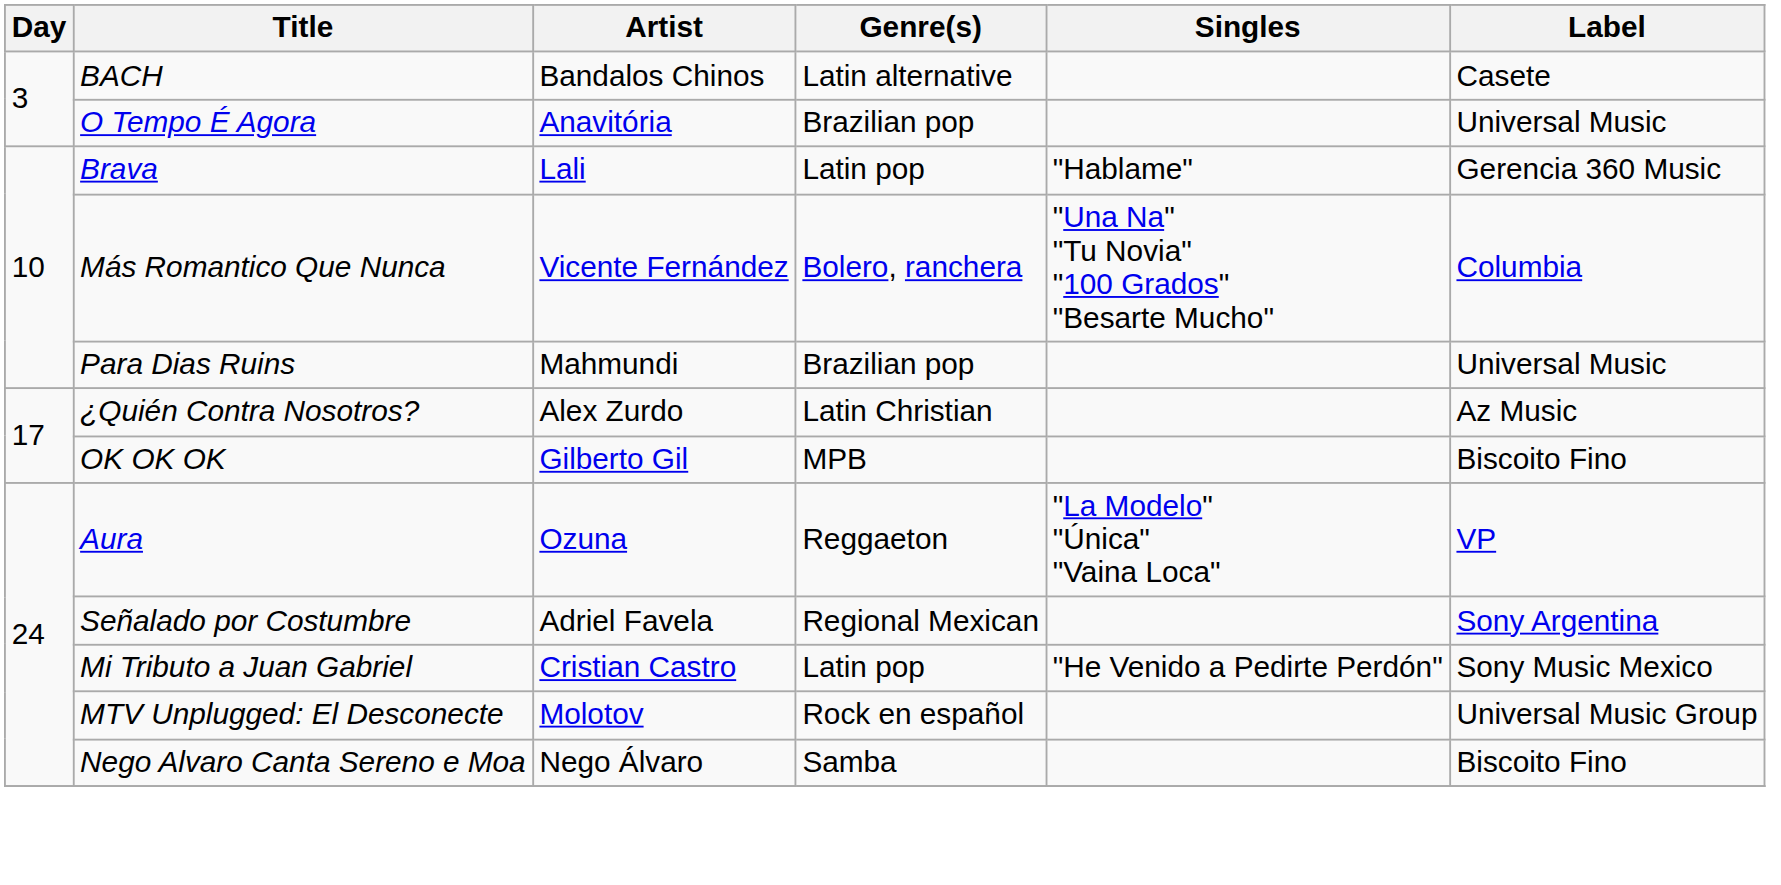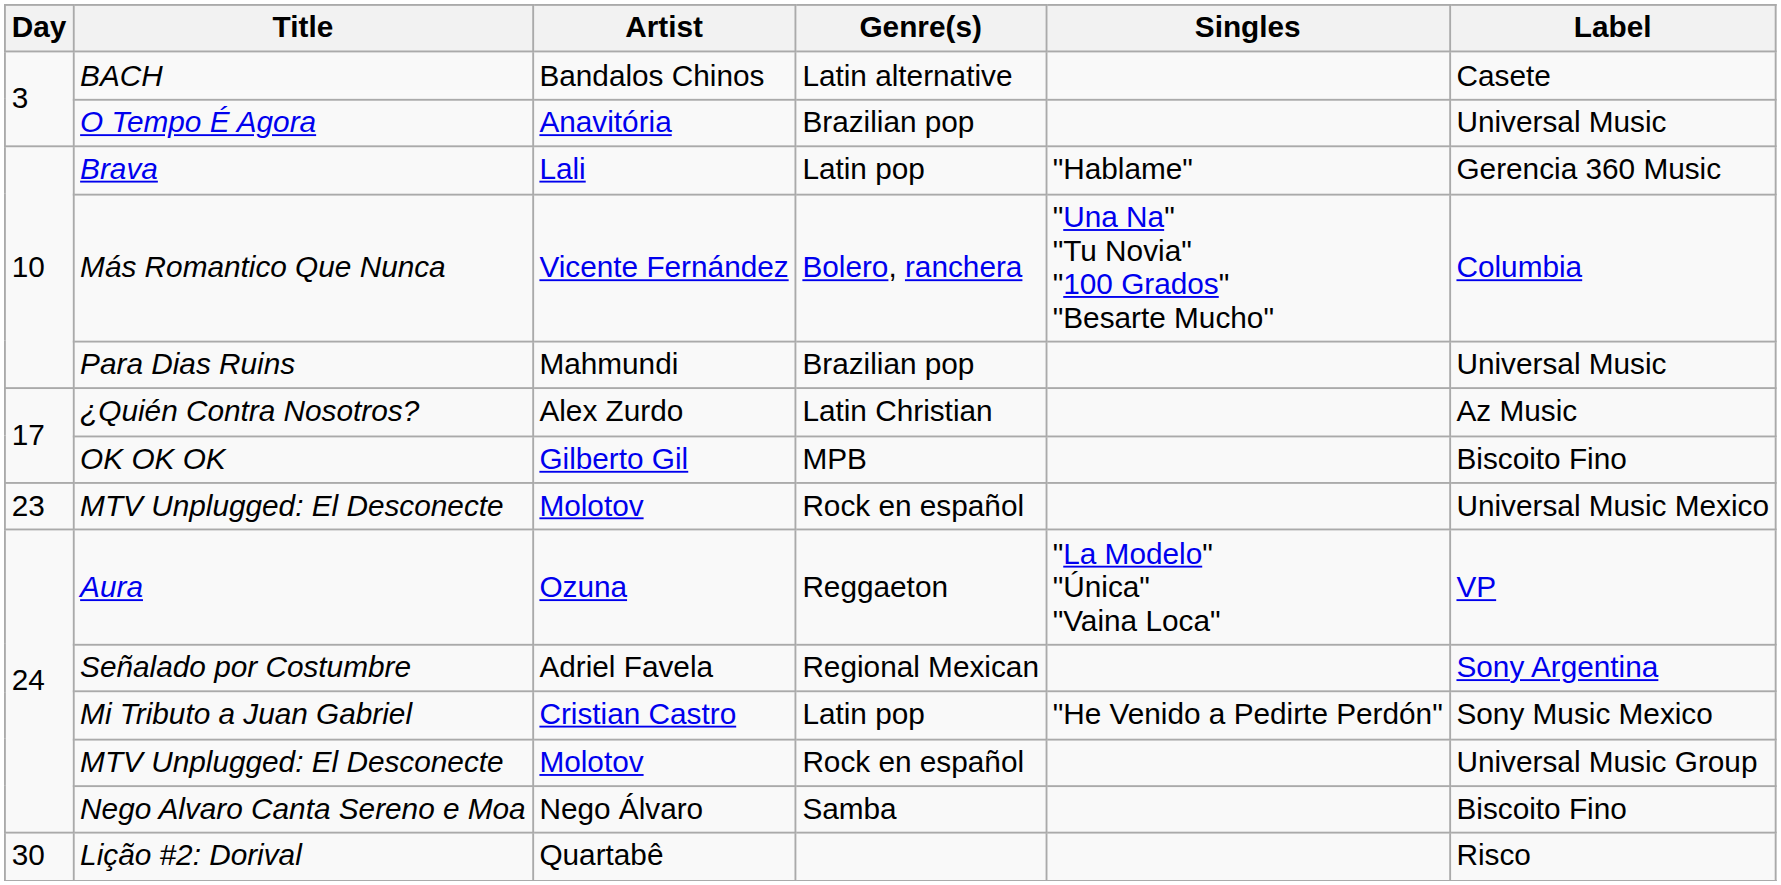+ row: (28, 506)
+ row: (28, 856)
